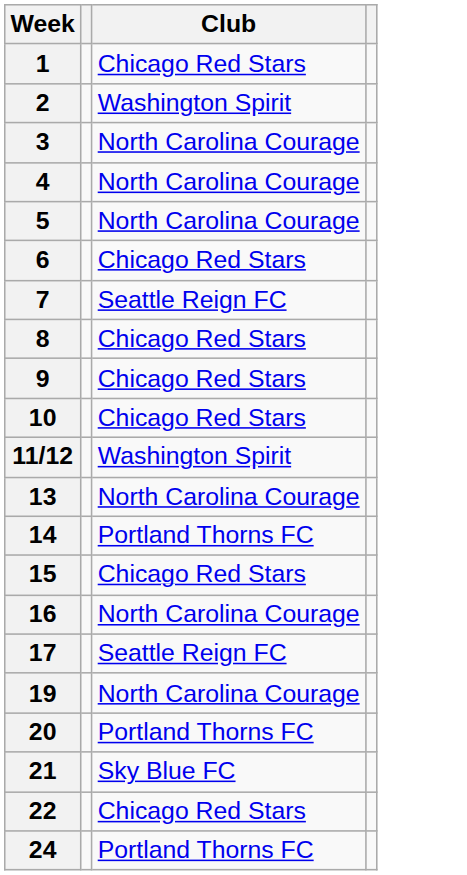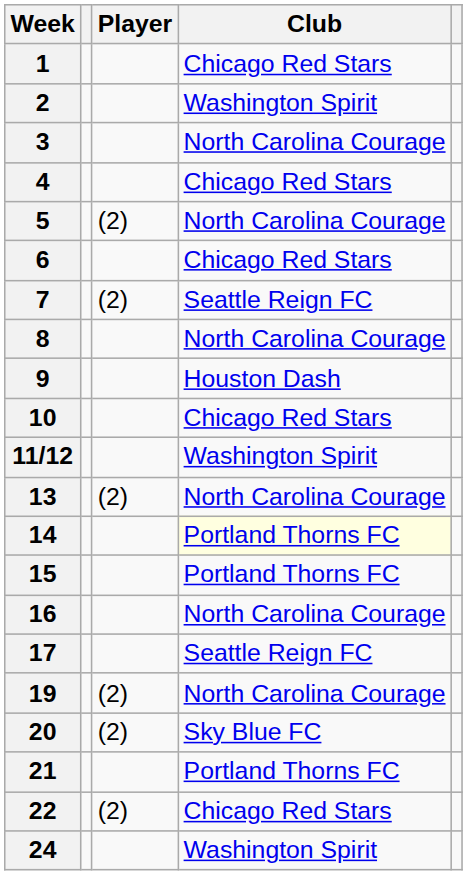+ column: (135, 24)
(229, 181) North Carolina Courage -> (288, 181) Chicago Red Stars
(202, 338) Chicago Red Stars -> (315, 338) North Carolina Courage
(202, 378) Chicago Red Stars -> (262, 378) Houston Dash
(206, 535) no background -> (292, 535) lightyellow background
(202, 574) Chicago Red Stars -> (292, 574) Portland Thorns FC
(206, 732) Portland Thorns FC -> (253, 732) Sky Blue FC
(167, 771) Sky Blue FC -> (292, 771) Portland Thorns FC
(206, 850) Portland Thorns FC -> (280, 850) Washington Spirit
